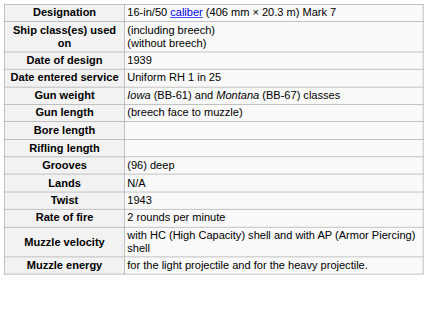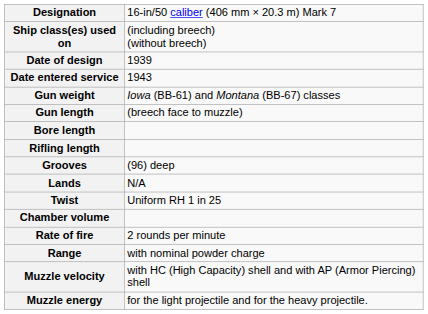(174, 78) Uniform RH 1 in 25 -> (140, 78) 1943
(140, 200) 1943 -> (174, 200) Uniform RH 1 in 25
+ row: (65, 218)
+ row: (65, 253)
